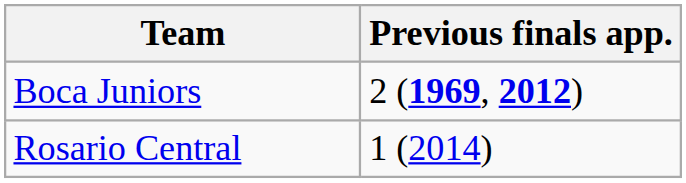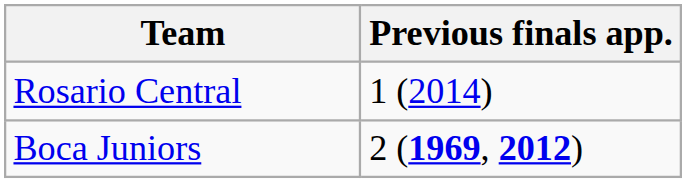rows swapped: (127, 147) <-> (107, 90)
